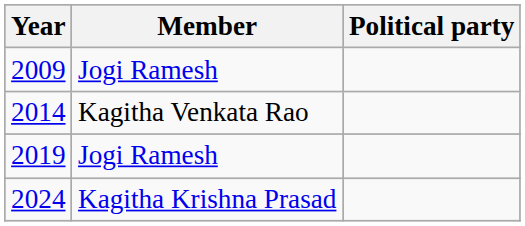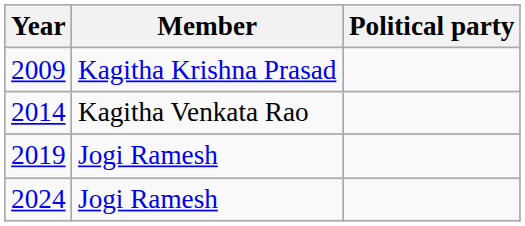(148, 69) Jogi Ramesh -> (207, 69) Kagitha Krishna Prasad
(207, 198) Kagitha Krishna Prasad -> (148, 198) Jogi Ramesh
